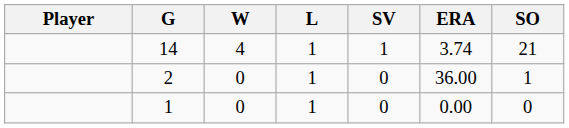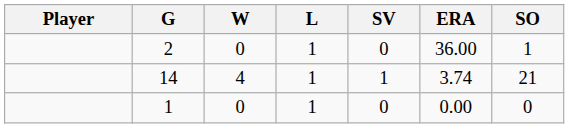rows swapped: (168, 48) <-> (168, 78)
